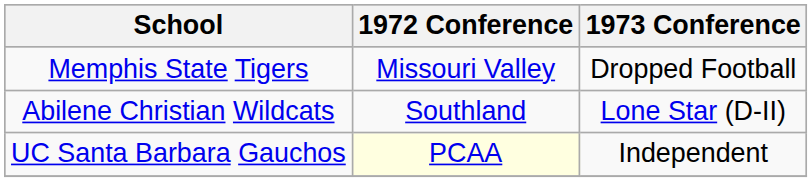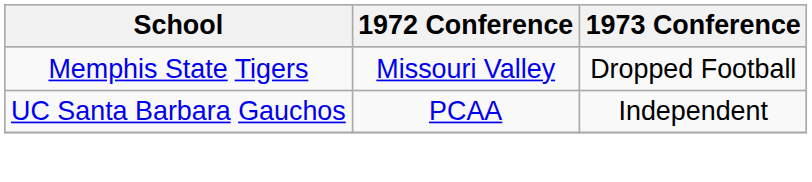- row: (178, 111)
(466, 153) lightyellow background -> (466, 111) no background
